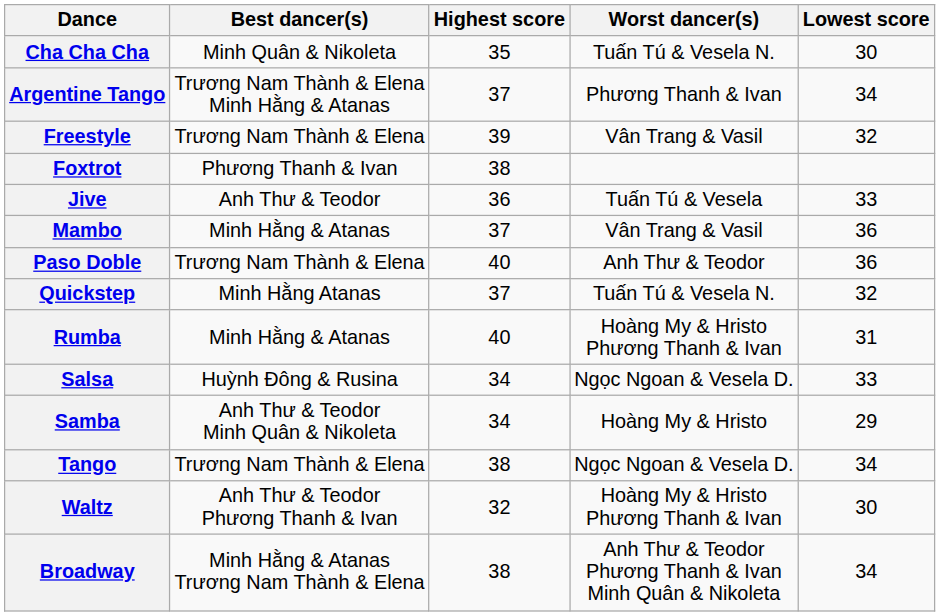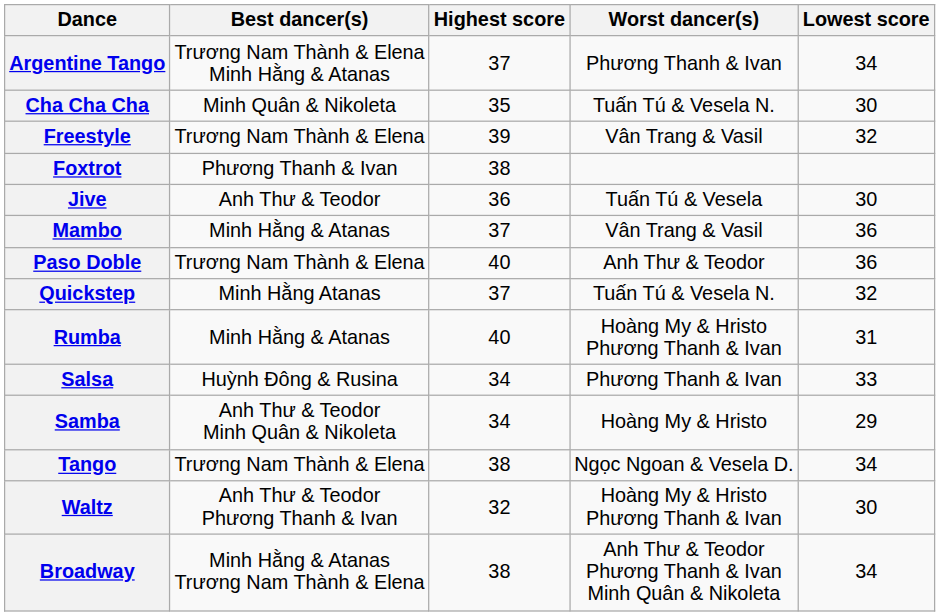rows swapped: (87, 94) <-> (87, 51)
(866, 199) 33 -> (866, 199) 30
(684, 379) Ngọc Ngoan & Vesela D. -> (684, 379) Phương Thanh & Ivan
